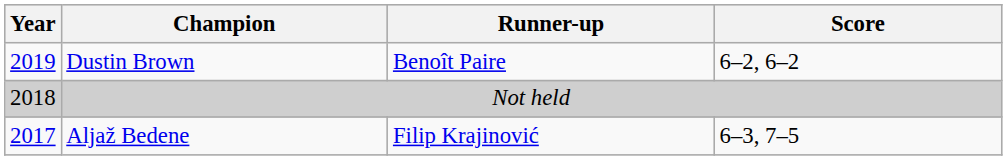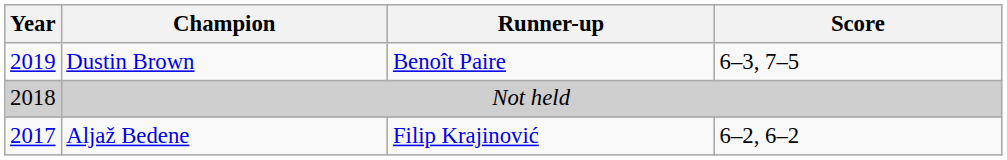(759, 61) 6–2, 6–2 -> (759, 61) 6–3, 7–5
(759, 136) 6–3, 7–5 -> (759, 136) 6–2, 6–2
